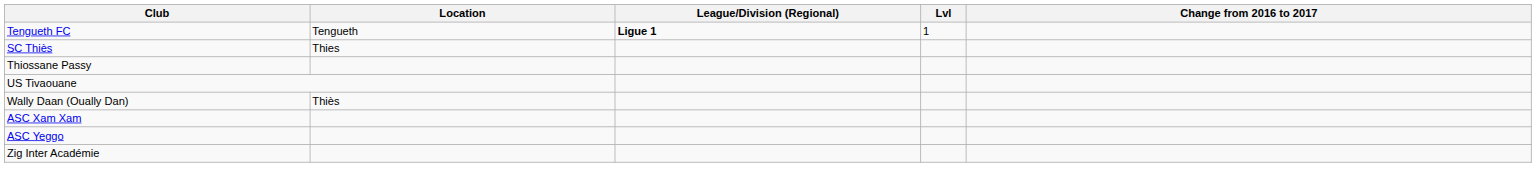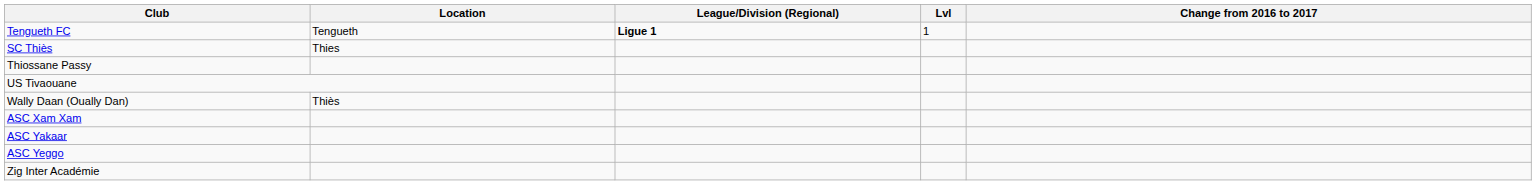+ row: (37, 136)
